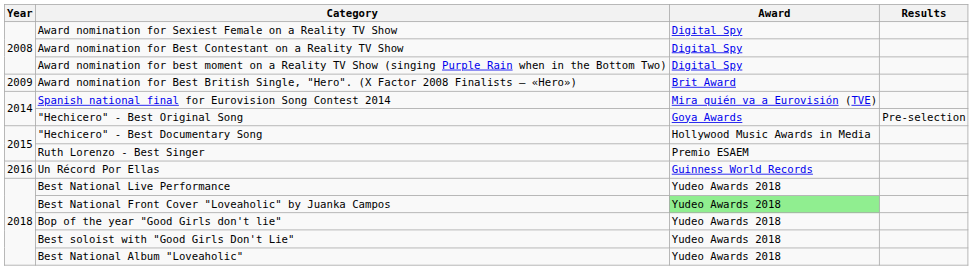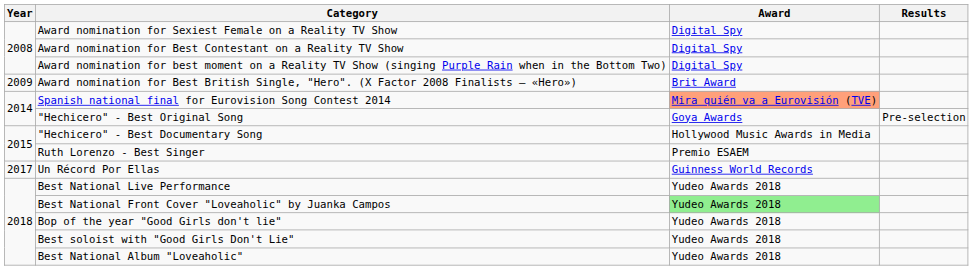(774, 100) no background -> (774, 100) lightsalmon background
(20, 169) 2016 -> (20, 169) 2017
